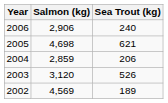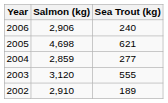(128, 59) 206 -> (128, 59) 277
(128, 75) 526 -> (128, 75) 555
(62, 91) 4,569 -> (62, 91) 2,910
